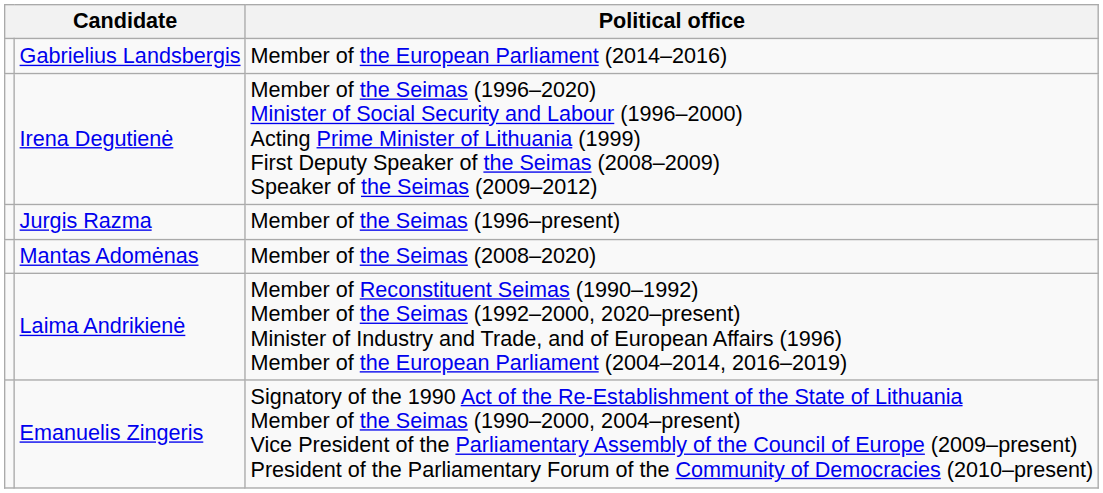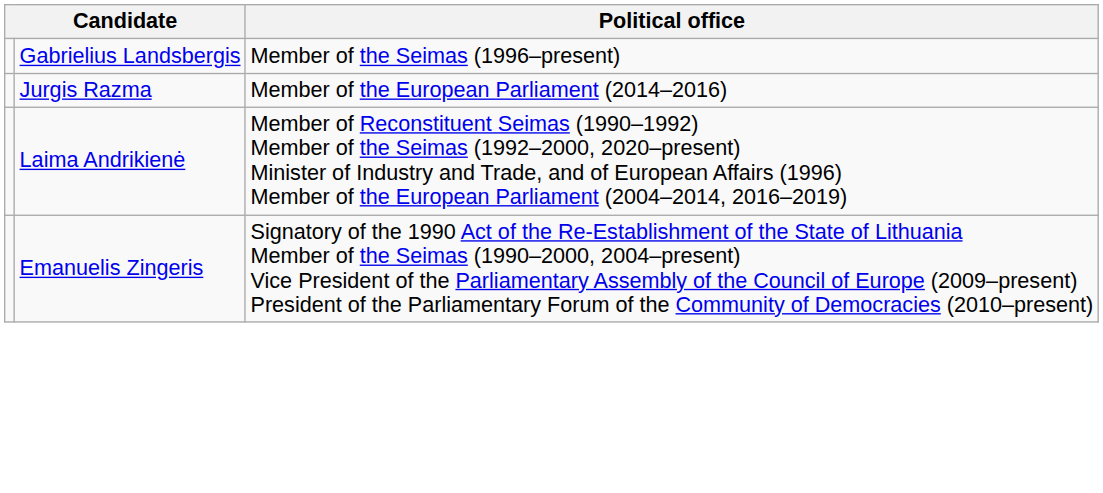(489, 55) Member of the European Parliament (2014–2016) -> (435, 55) Member of the Seimas (1996–present)
- row: (96, 138)
(435, 221) Member of the Seimas (1996–present) -> (489, 90) Member of the European Parliament (2014–2016)
- row: (109, 255)
